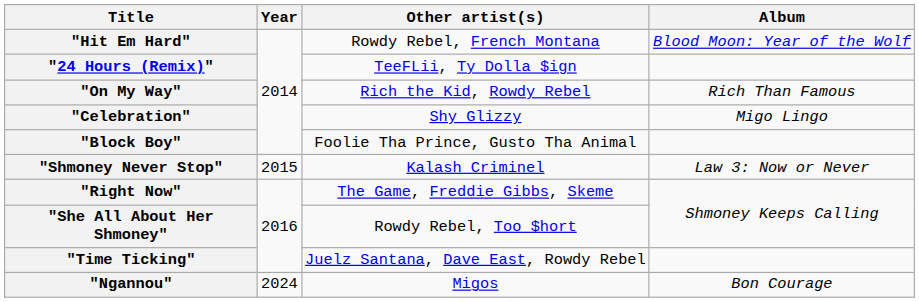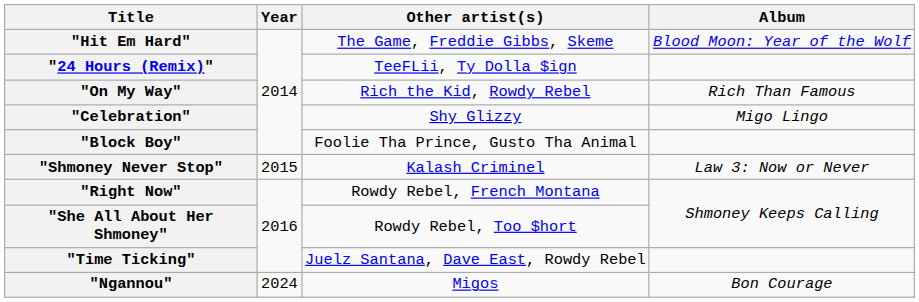(475, 42) Rowdy Rebel, French Montana -> (475, 42) The Game, Freddie Gibbs, Skeme
(475, 192) The Game, Freddie Gibbs, Skeme -> (475, 192) Rowdy Rebel, French Montana
